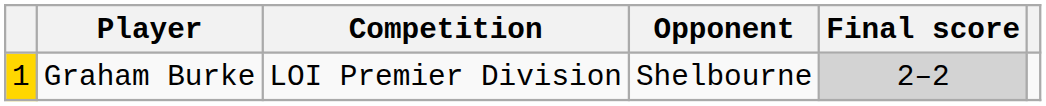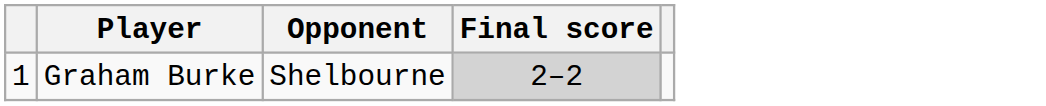- column: (446, 29)
(21, 77) gold background -> (21, 77) no background
